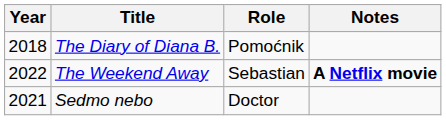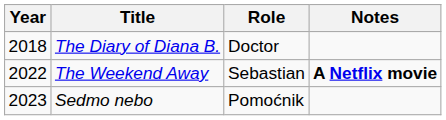(266, 45) Pomoćnik -> (254, 45) Doctor
(28, 100) 2021 -> (28, 100) 2023
(254, 100) Doctor -> (266, 100) Pomoćnik
